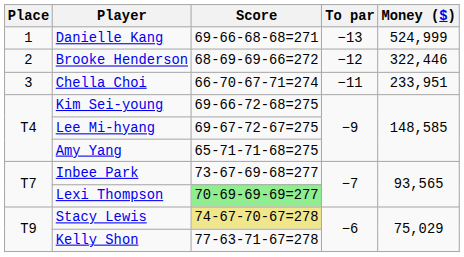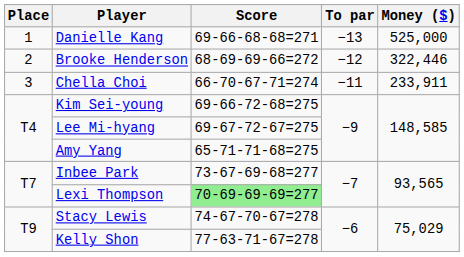(419, 38) 524,999 -> (419, 38) 525,000
(419, 83) 233,951 -> (419, 83) 233,911
(257, 218) khaki background -> (257, 218) no background
